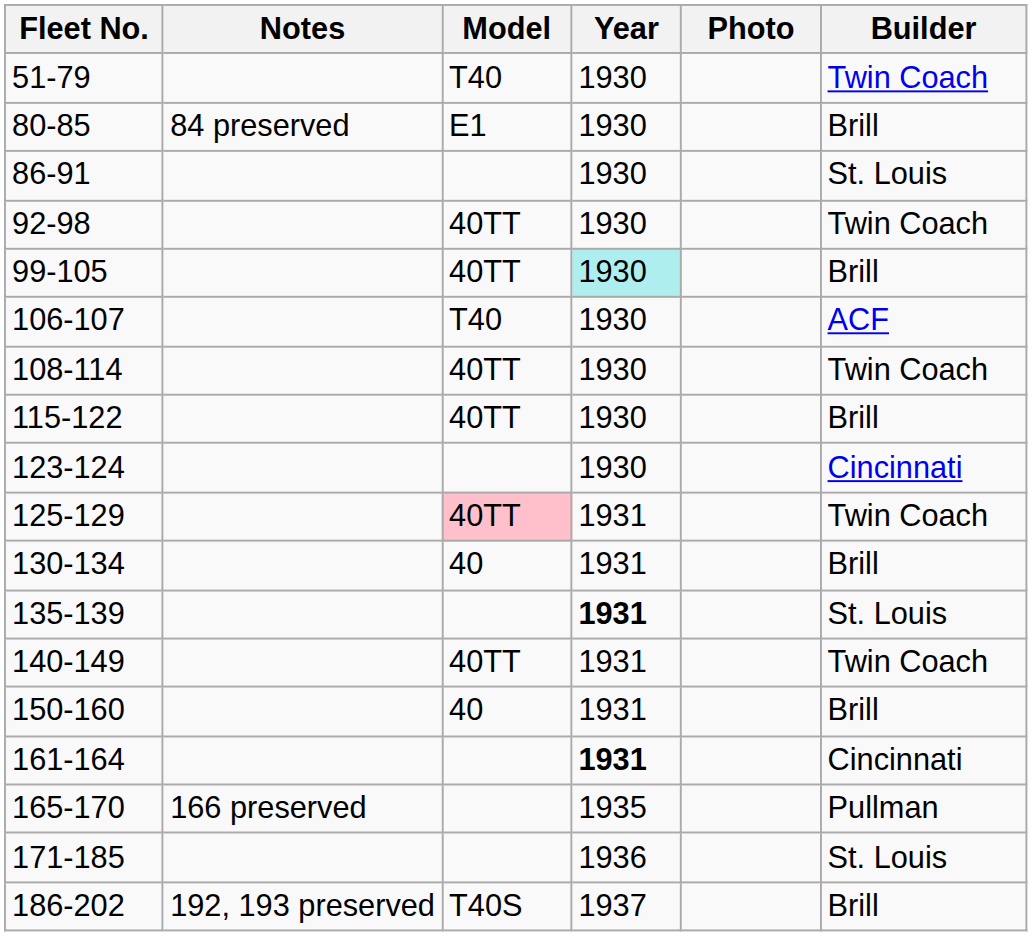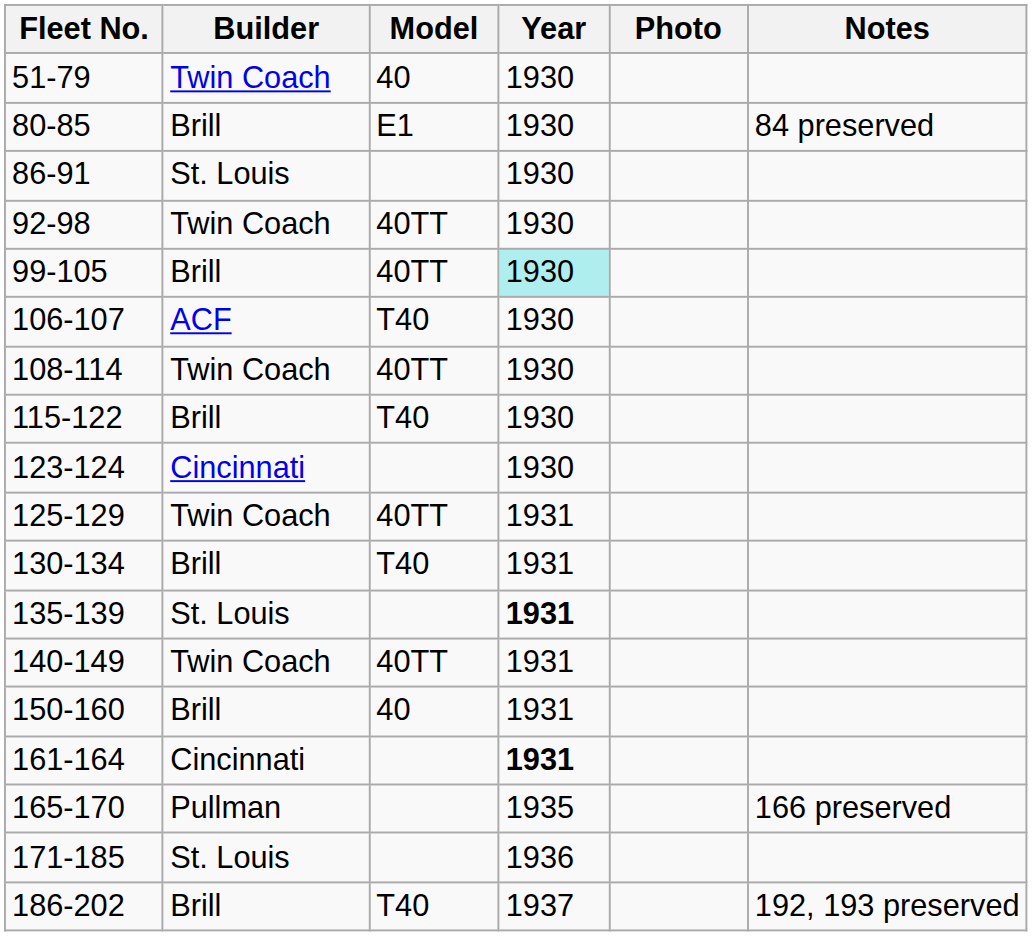columns swapped: (924, 28) <-> (303, 28)
(476, 77) T40 -> (393, 77) 40
(485, 418) 40TT -> (403, 418) T40
(485, 516) pink background -> (412, 516) no background
(466, 564) 40 -> (403, 564) T40
(486, 905) T40S -> (403, 905) T40
